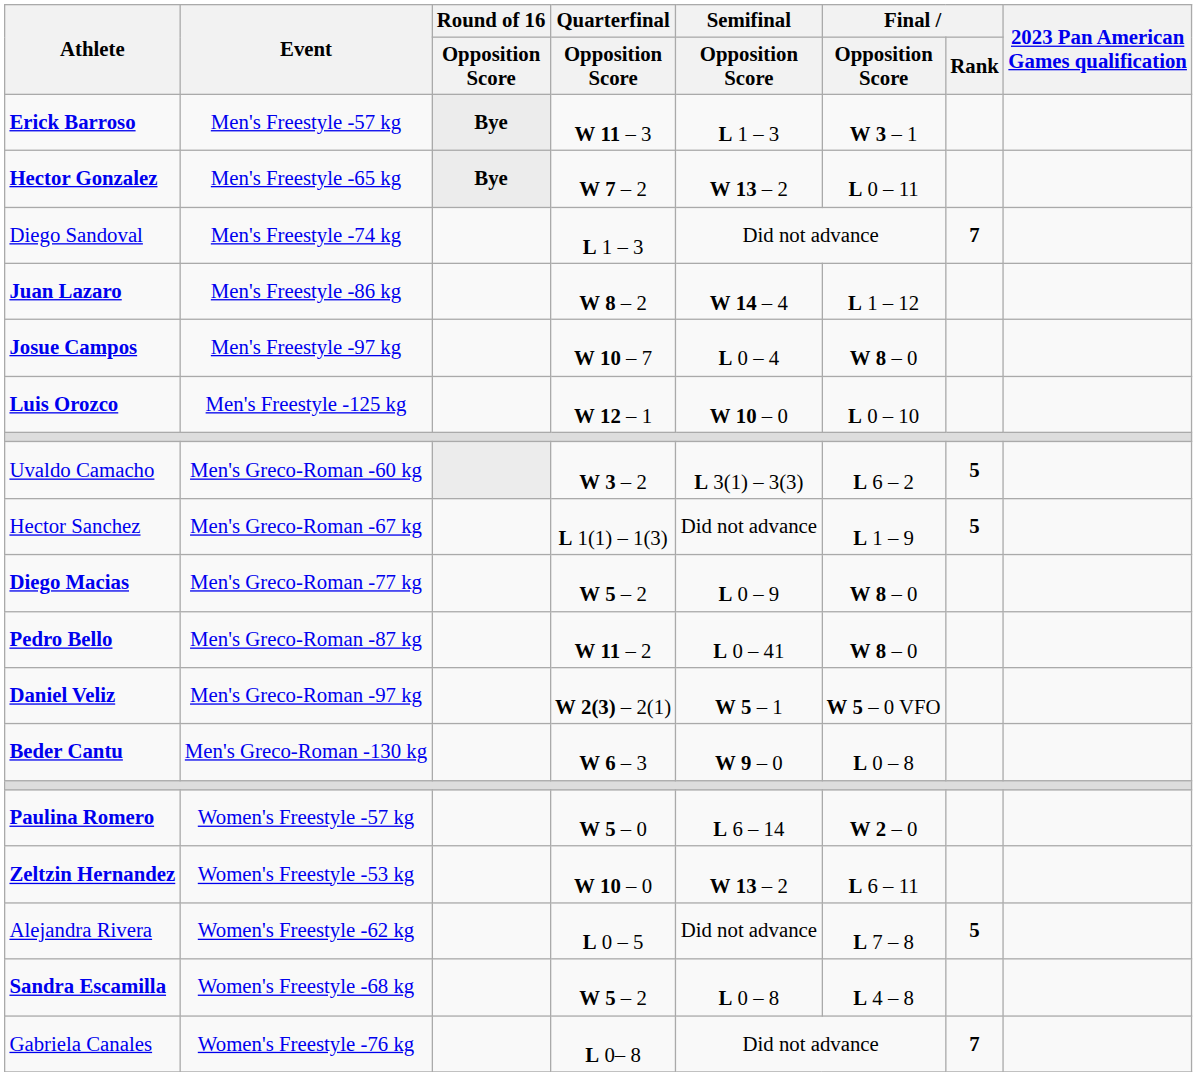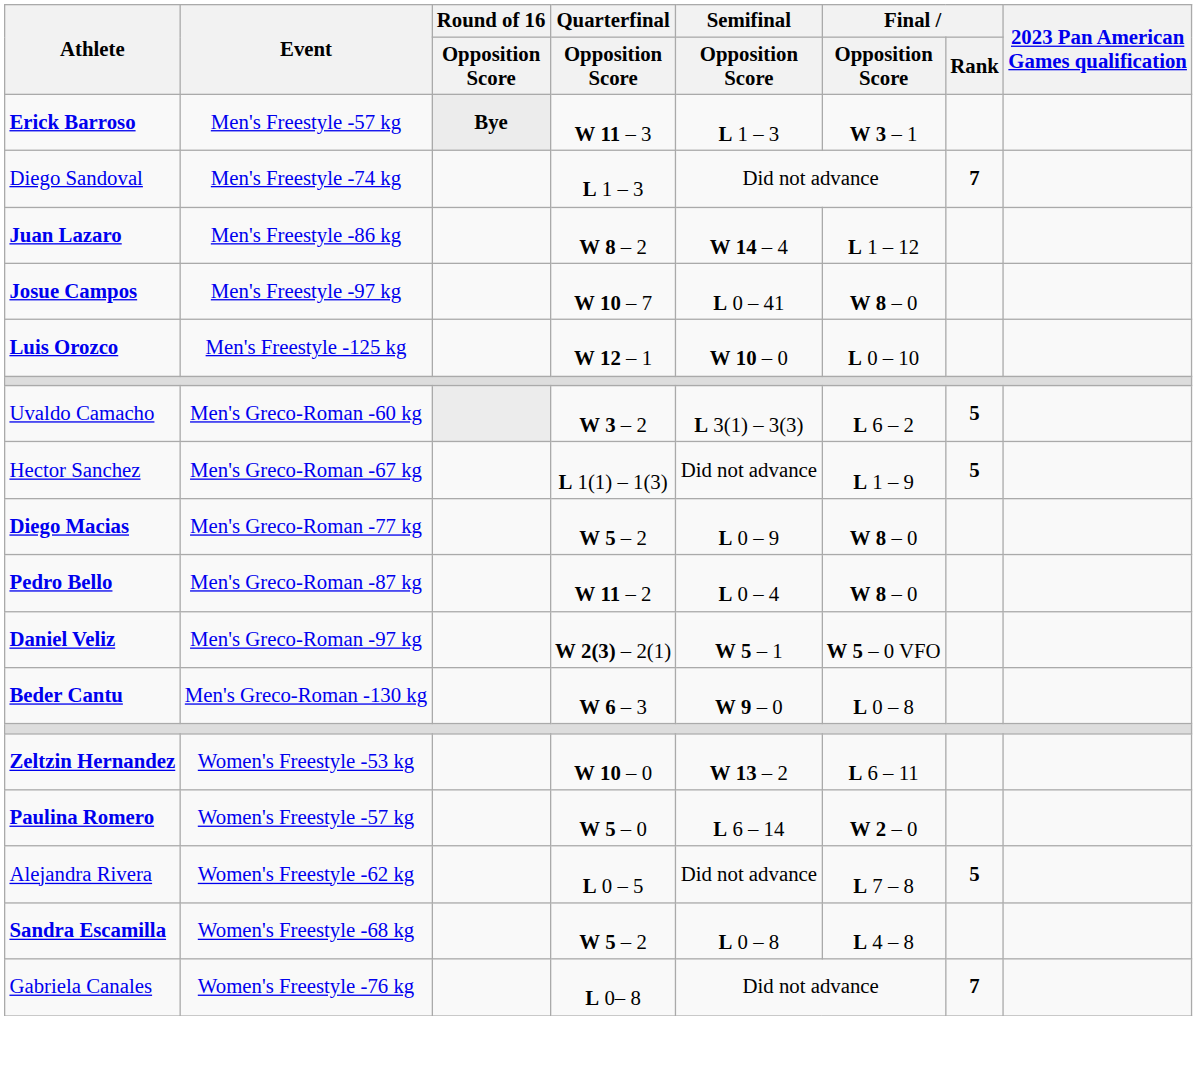- row: (83, 178)
(749, 359) L 0 – 4 -> (749, 302) L 0 – 41
(749, 650) L 0 – 41 -> (749, 594) L 0 – 4
rows swapped: (92, 874) <-> (82, 817)
